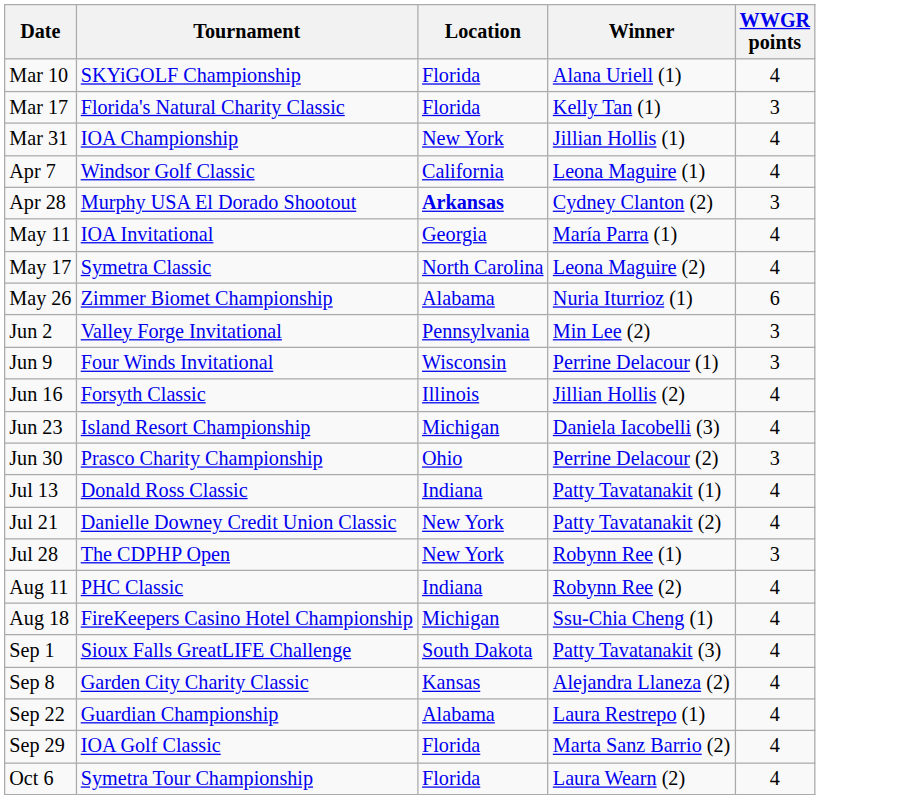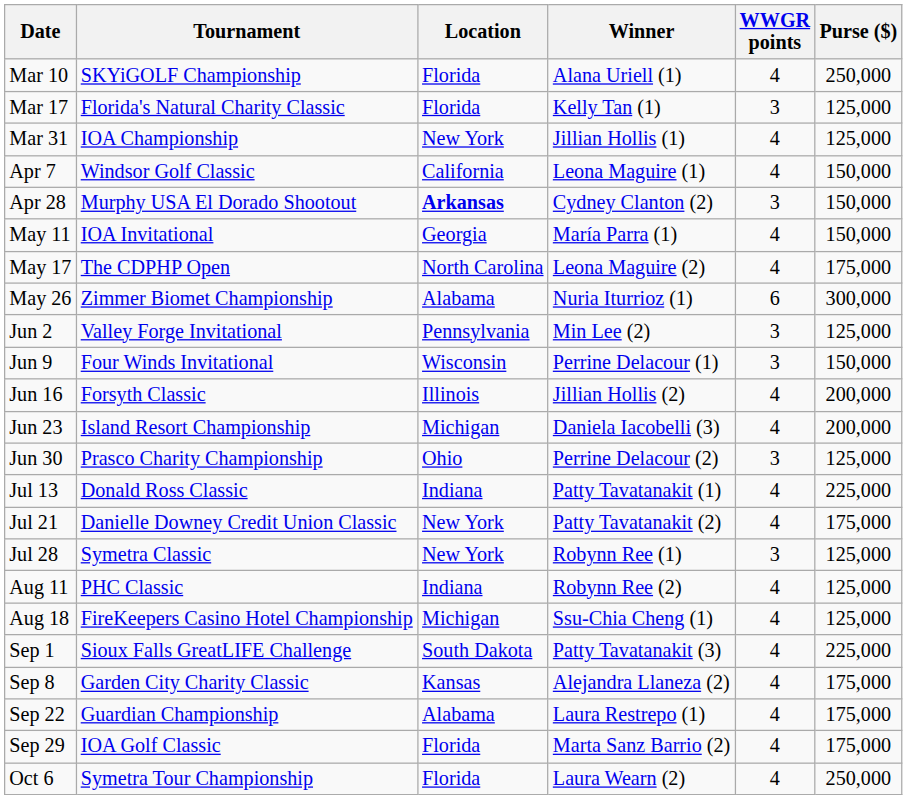+ column: (858, 31)
(146, 266) Symetra Classic -> (155, 266) The CDPHP Open
(155, 554) The CDPHP Open -> (146, 554) Symetra Classic
